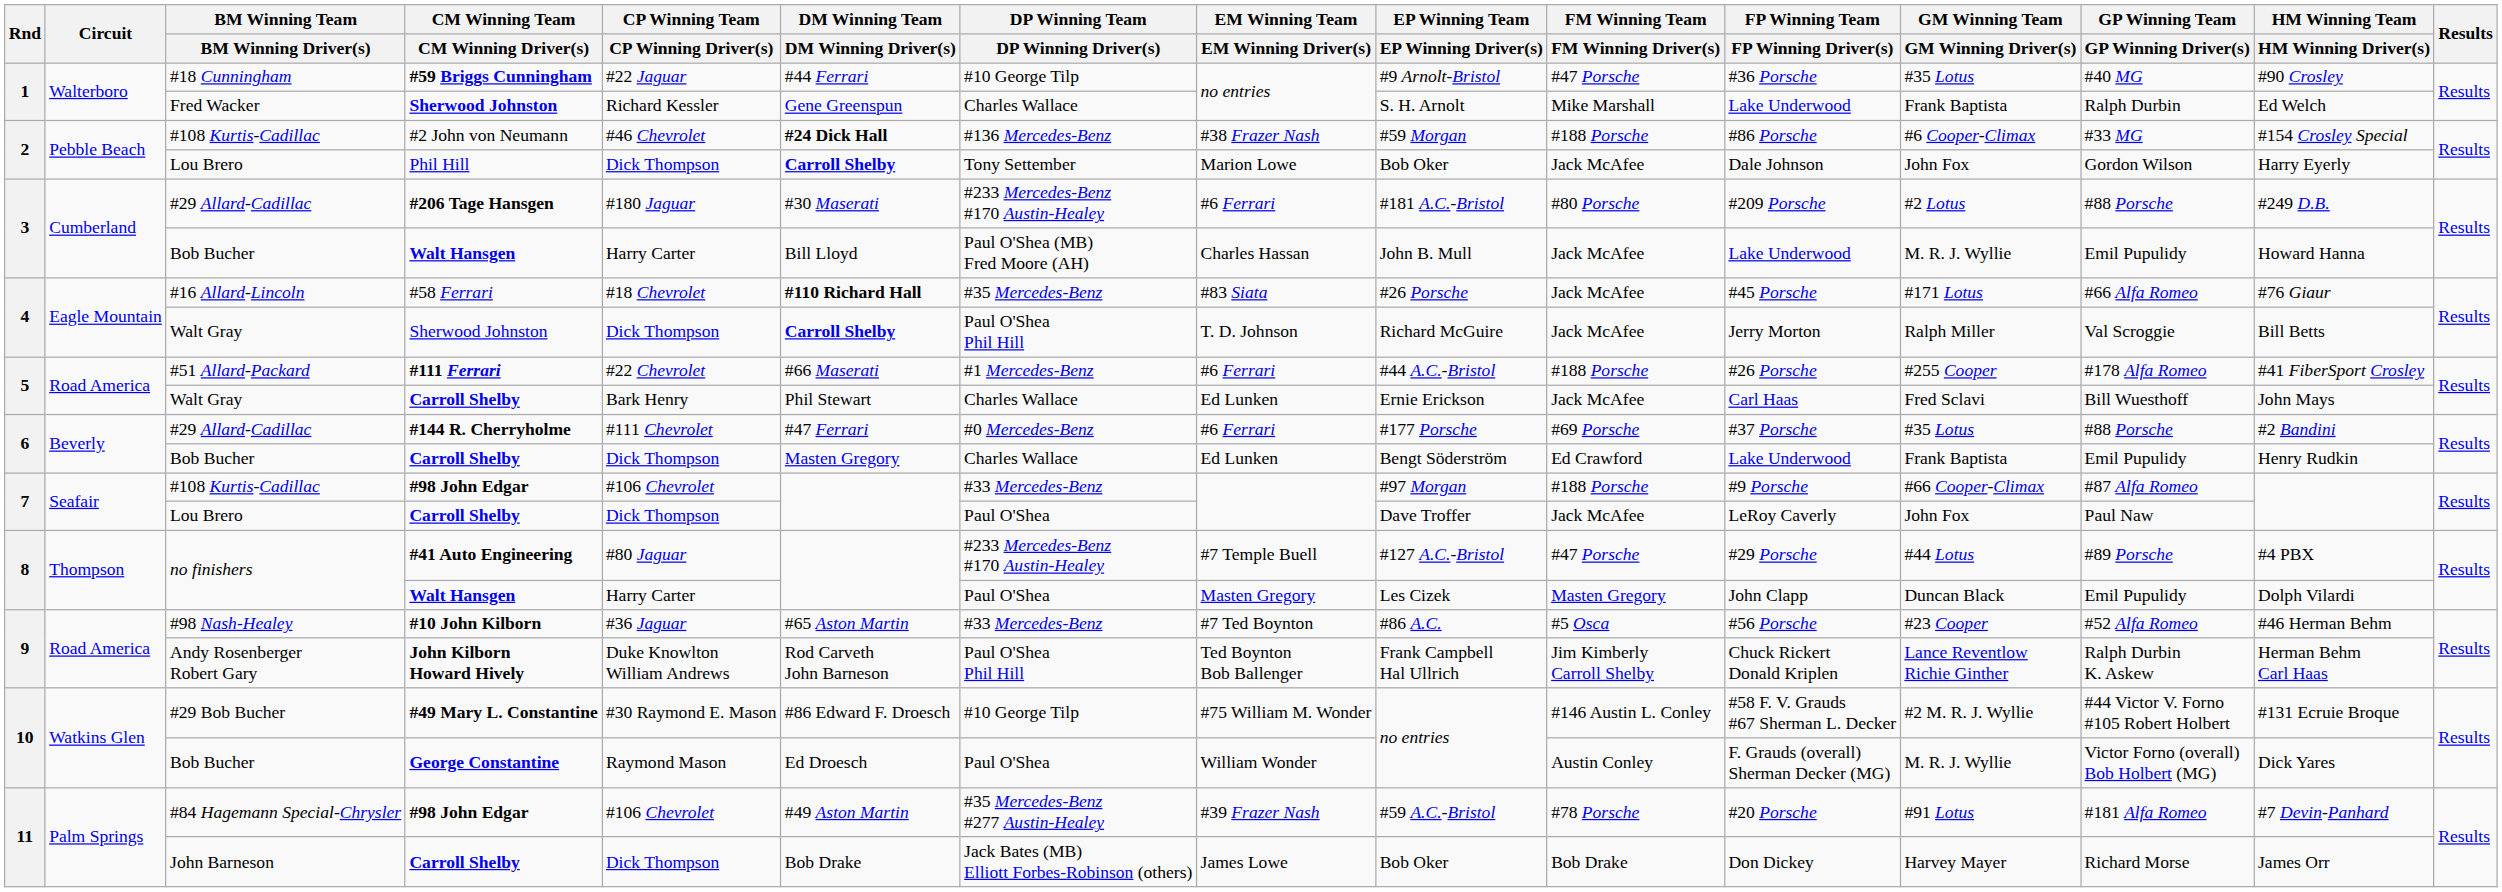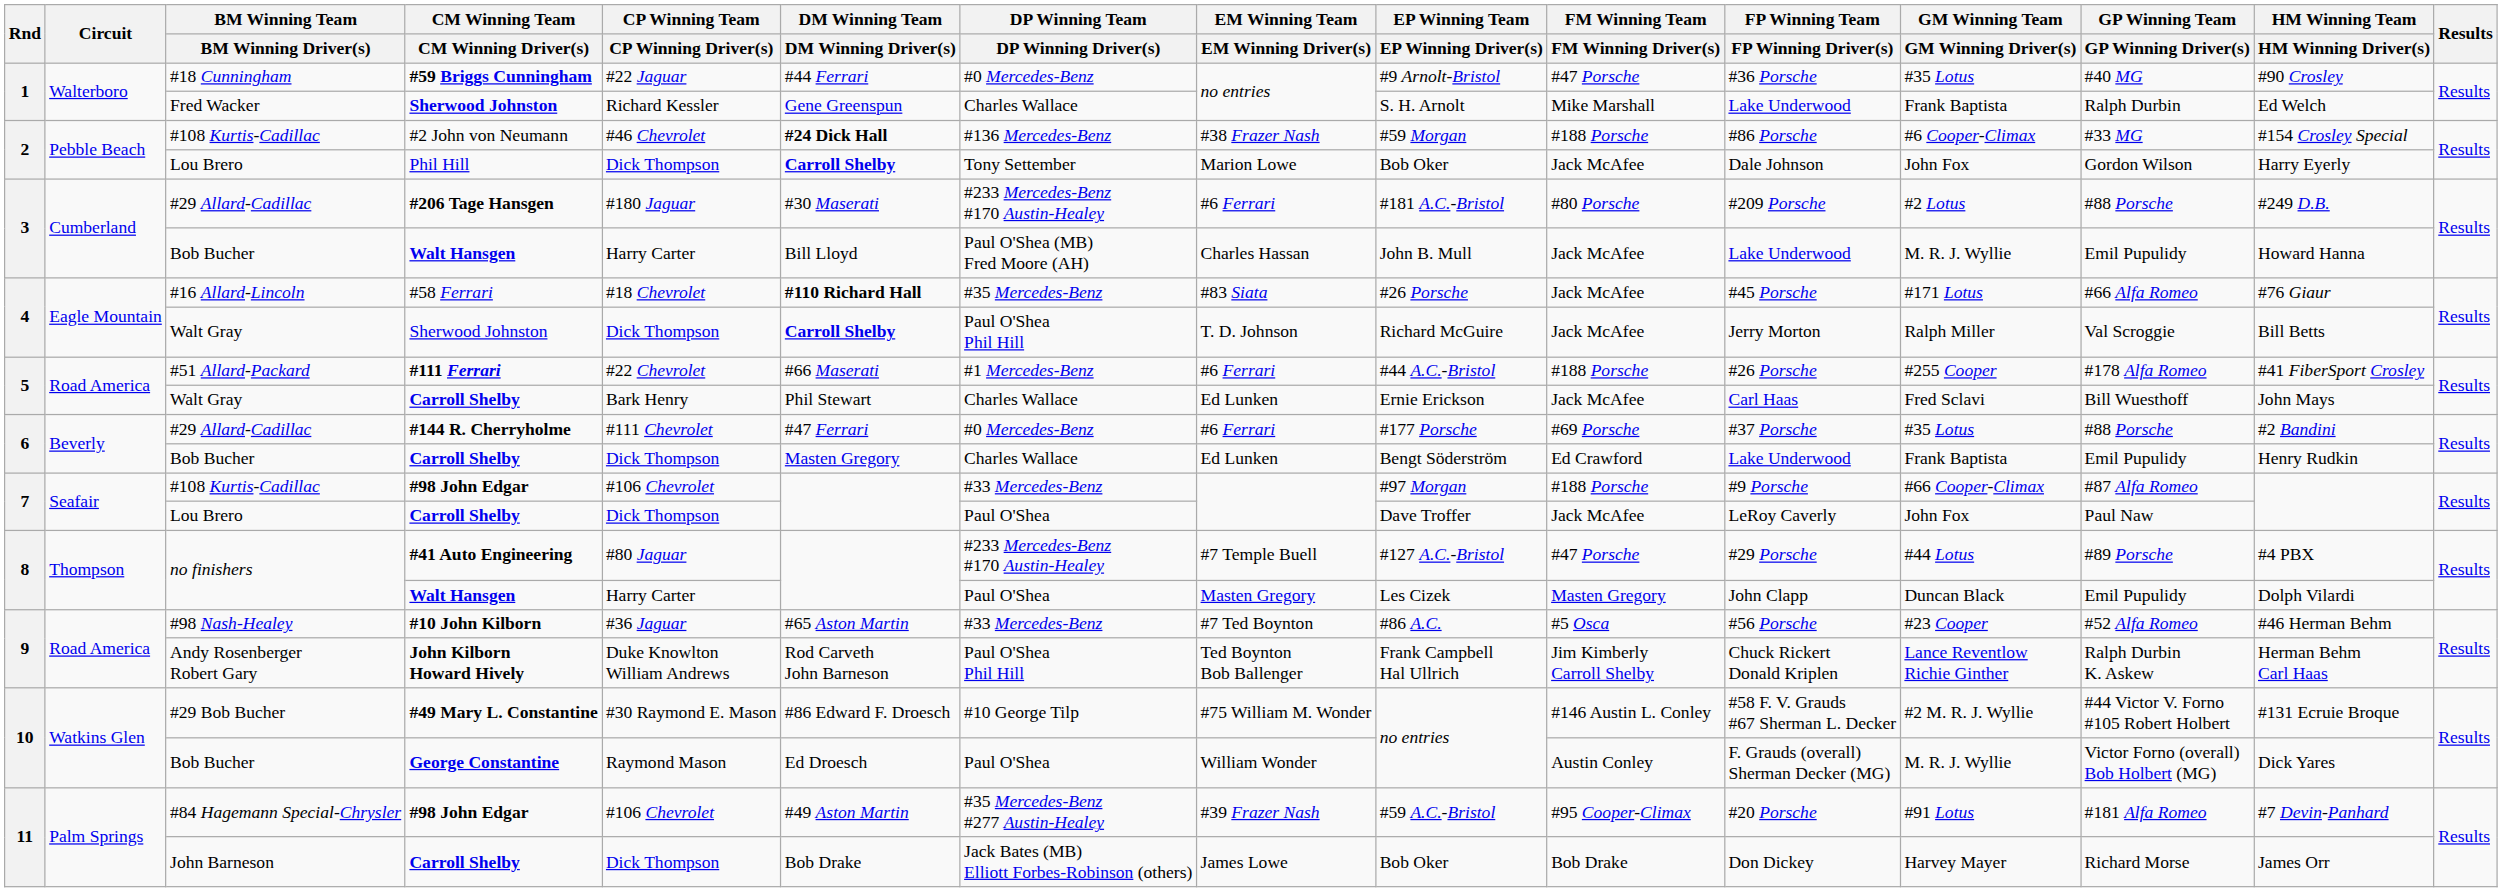(1022, 77) #10 George Tilp -> (1029, 77) #0 Mercedes-Benz
(1595, 812) #78 Porsche -> (1621, 812) #95 Cooper-Climax
